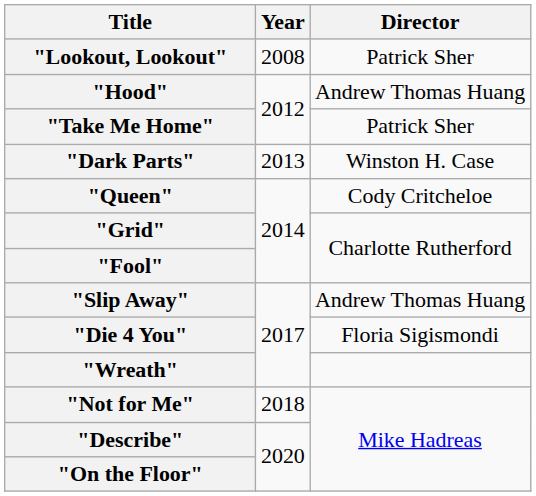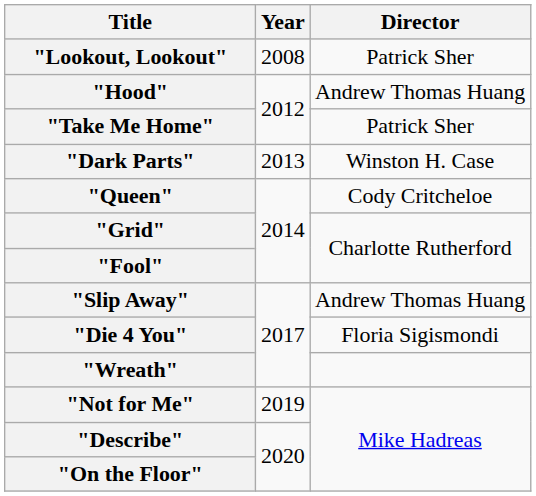(283, 404) 2018 -> (283, 404) 2019
